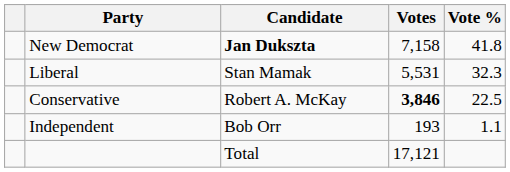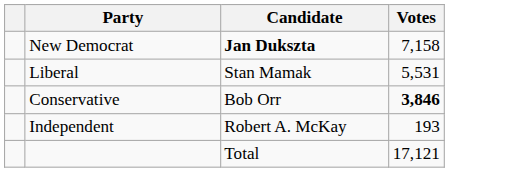- column: (475, 18)
(285, 99) Robert A. McKay -> (253, 99) Bob Orr
(253, 126) Bob Orr -> (285, 126) Robert A. McKay
